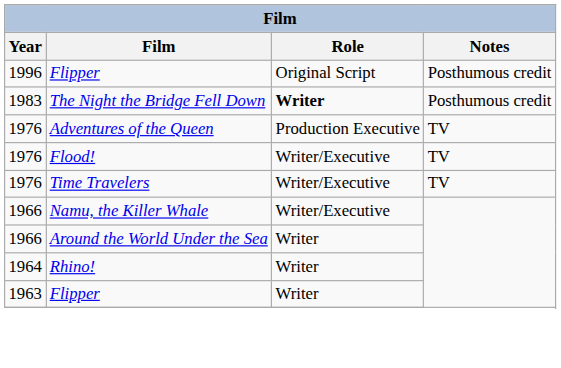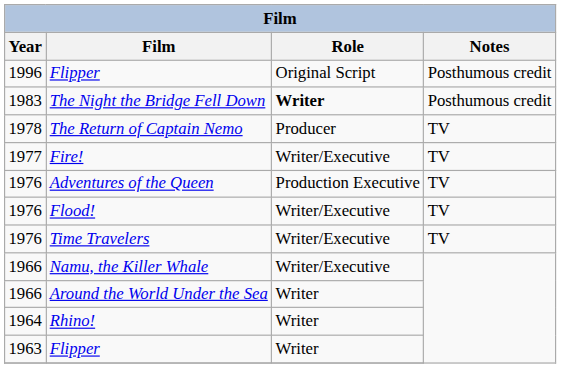+ row: (25, 128)
+ row: (25, 156)
